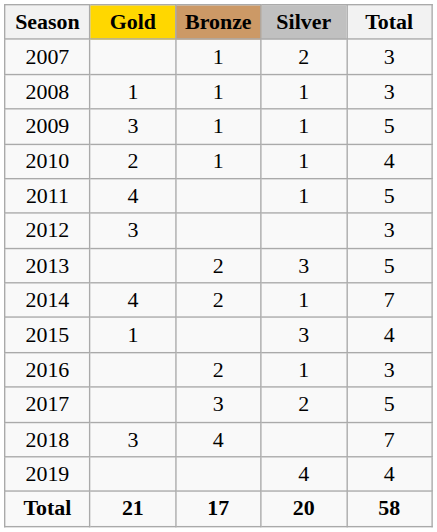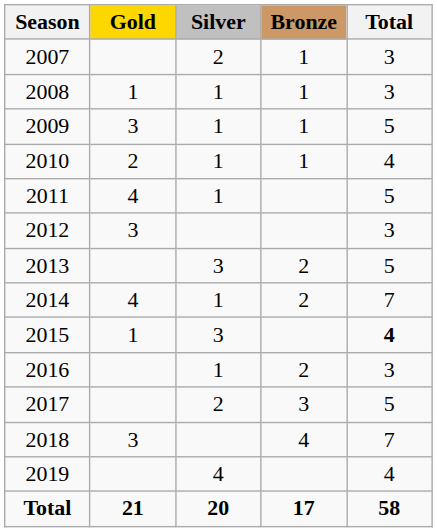columns swapped: (304, 21) <-> (218, 21)
(389, 334) normal -> (389, 334) bold
